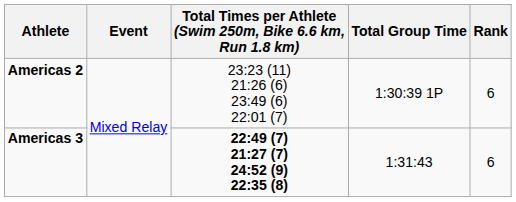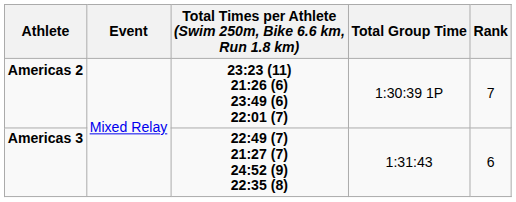(259, 93) normal -> (259, 93) bold
(491, 93) 6 -> (491, 93) 7
